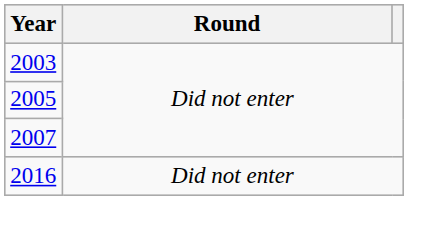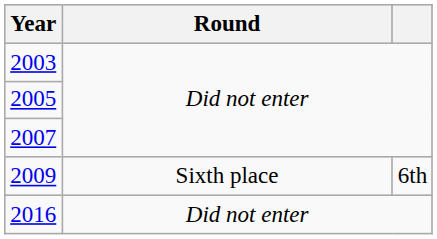+ row: (33, 175)
